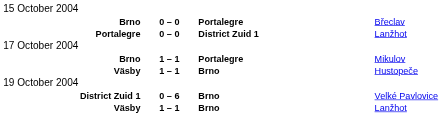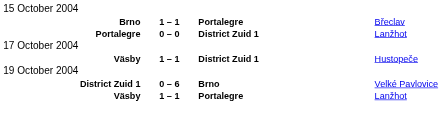(169, 21) 0 – 0 -> (169, 21) 1 – 1
- row: (130, 59)
(209, 71) Brno -> (229, 59) District Zuid 1
(209, 108) Brno -> (221, 96) Portalegre
